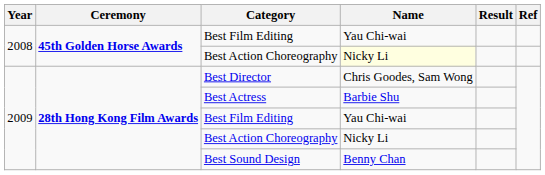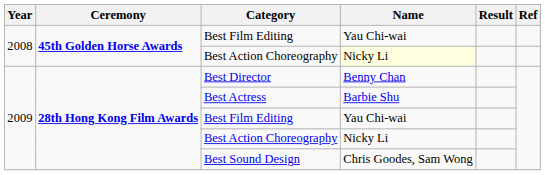(408, 77) Chris Goodes, Sam Wong -> (374, 77) Benny Chan
(374, 159) Benny Chan -> (408, 159) Chris Goodes, Sam Wong
